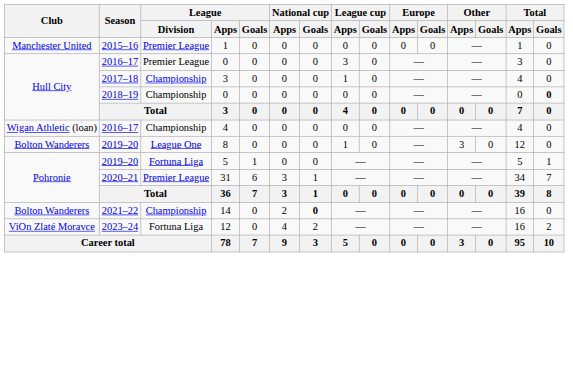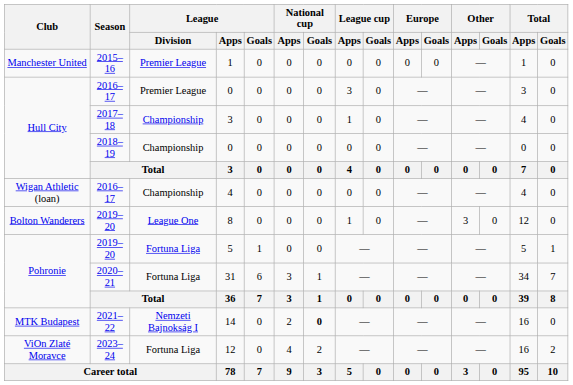(549, 95) bold -> (553, 147) normal
(176, 177) Premier League -> (173, 277) Fortuna Liga
(52, 210) Bolton Wanderers -> (47, 321) MTK Budapest
(176, 210) Championship -> (173, 321) Nemzeti Bajnokság I
